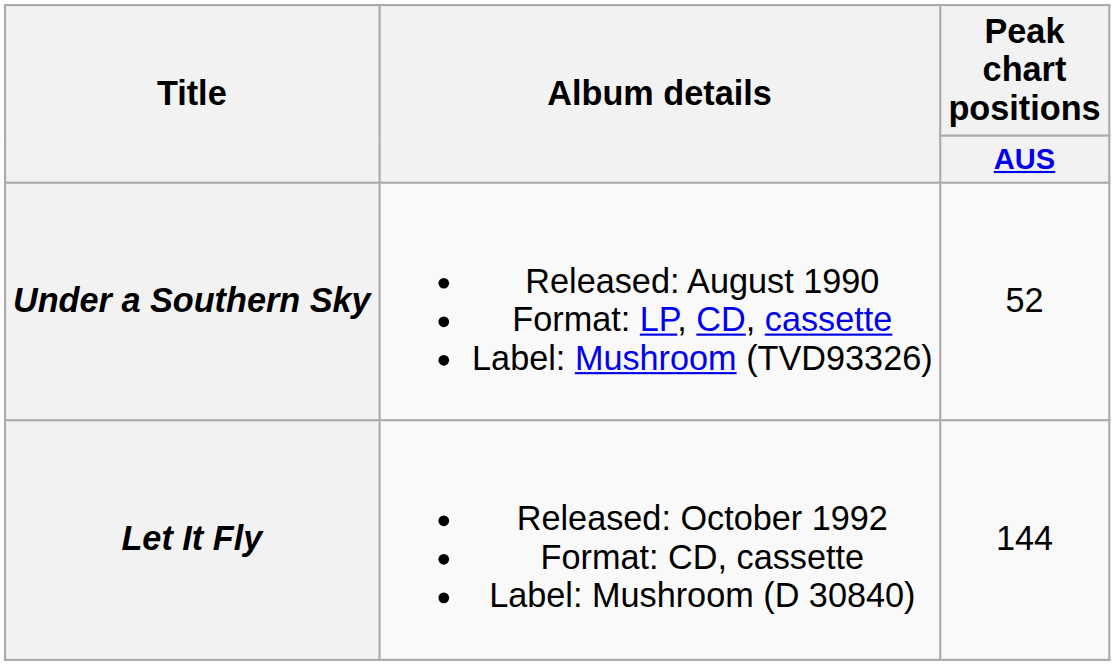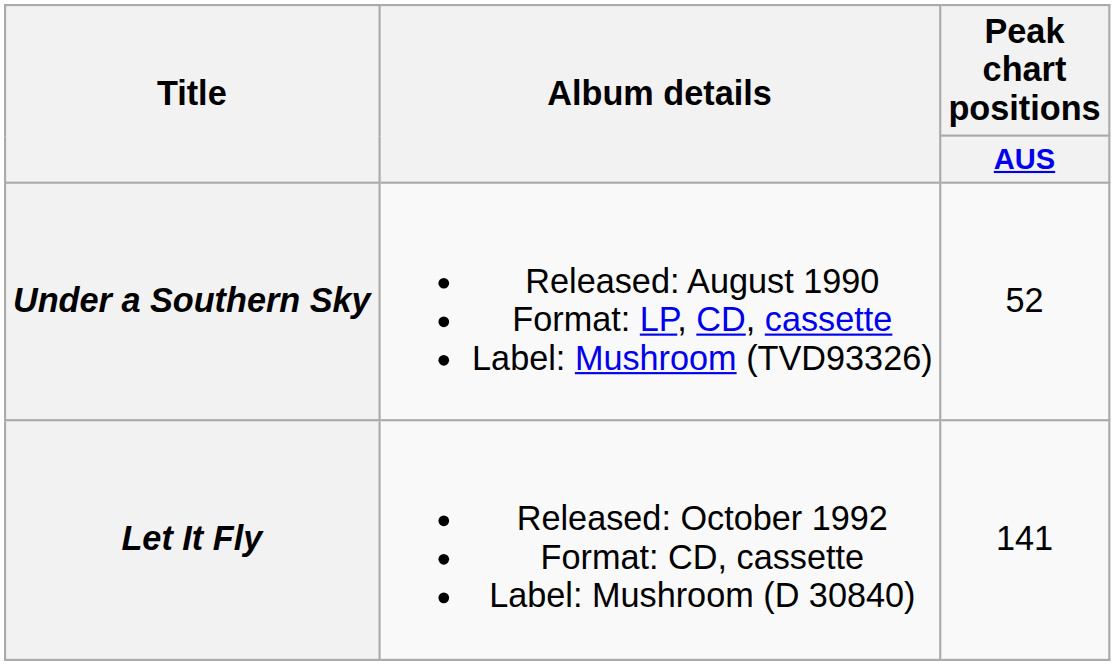(1024, 539) 144 -> (1024, 539) 141
